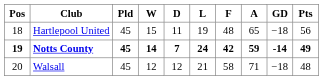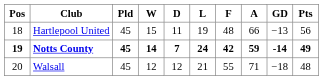(254, 31) 65 -> (254, 31) 66
(280, 31) −18 -> (280, 31) −13
(228, 66) 58 -> (228, 66) 55
